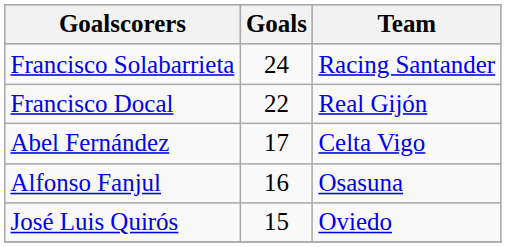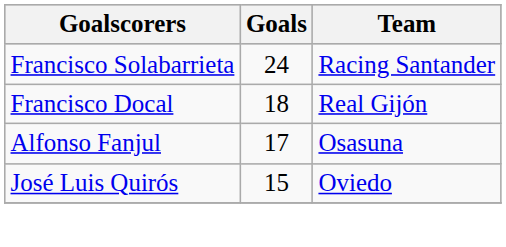(276, 103) 22 -> (276, 103) 18
- row: (90, 143)
(276, 182) 16 -> (276, 143) 17
